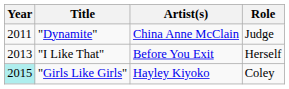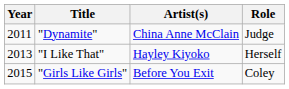(173, 53) Before You Exit -> (171, 53) Hayley Kiyoko
(20, 73) paleturquoise background -> (20, 73) no background
(171, 73) Hayley Kiyoko -> (173, 73) Before You Exit
